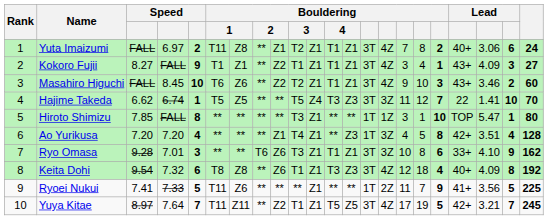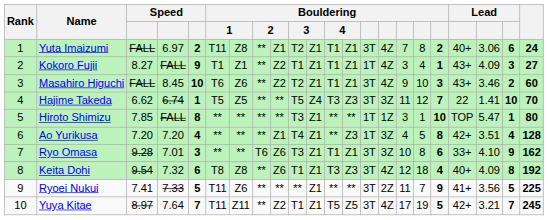(369, 65) 3T -> (369, 65) 1T
(369, 188) 1T -> (369, 188) 3T
